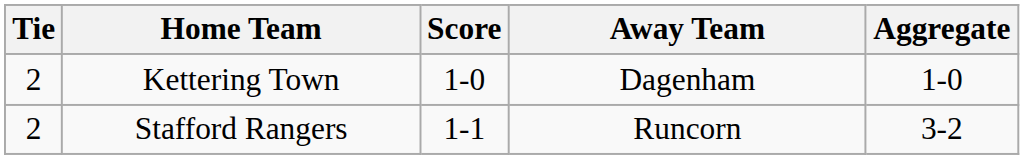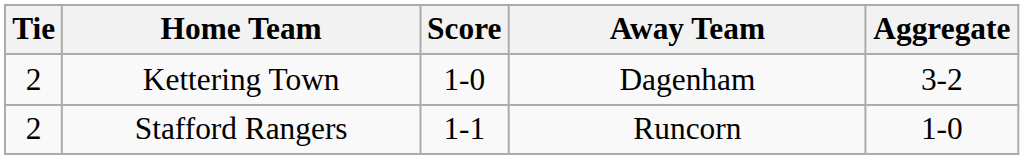(942, 79) 1-0 -> (942, 79) 3-2
(942, 128) 3-2 -> (942, 128) 1-0
